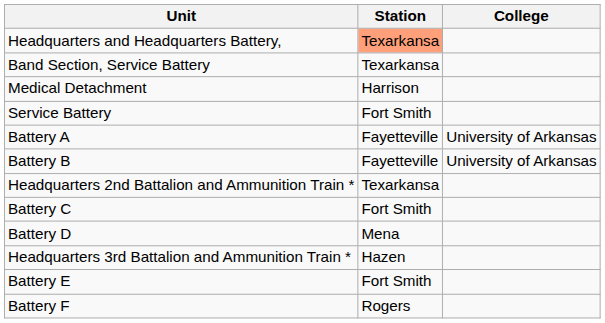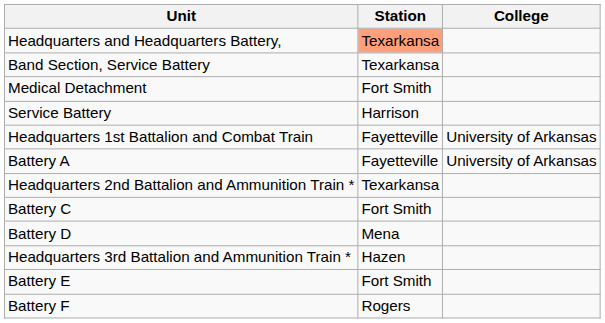(390, 88) Harrison -> (396, 88) Fort Smith
(396, 112) Fort Smith -> (390, 112) Harrison
+ row: (160, 137)
- row: (39, 161)
